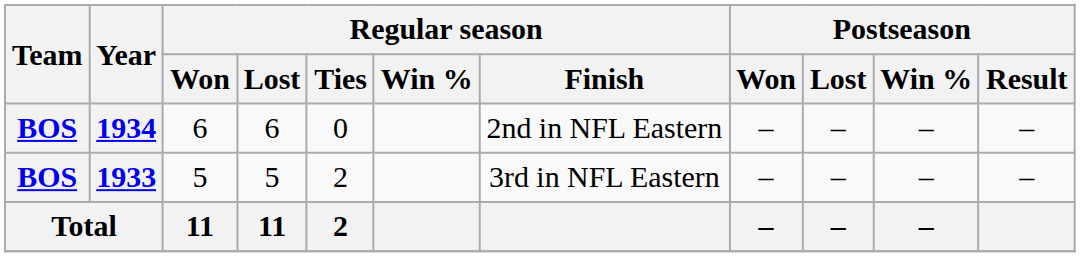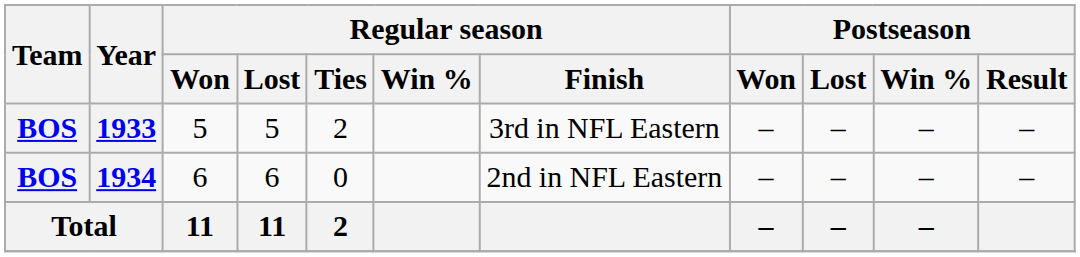rows swapped: (126, 177) <-> (126, 128)
